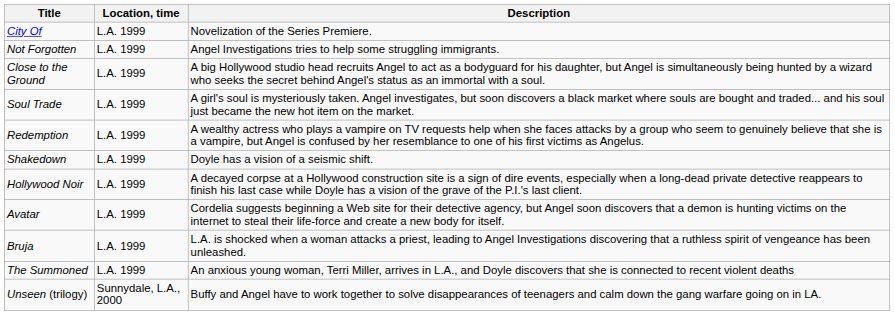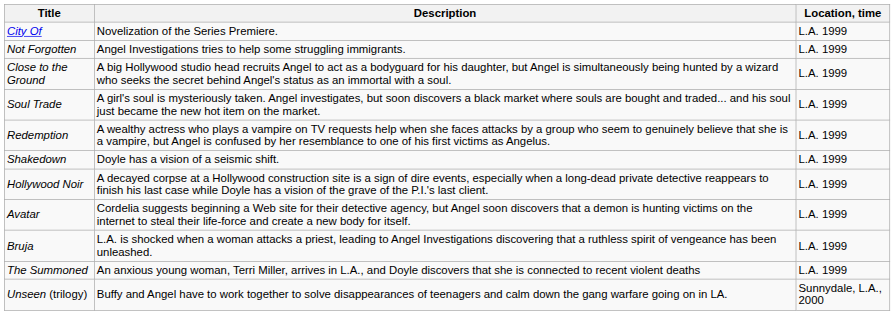columns swapped: (141, 13) <-> (539, 13)
